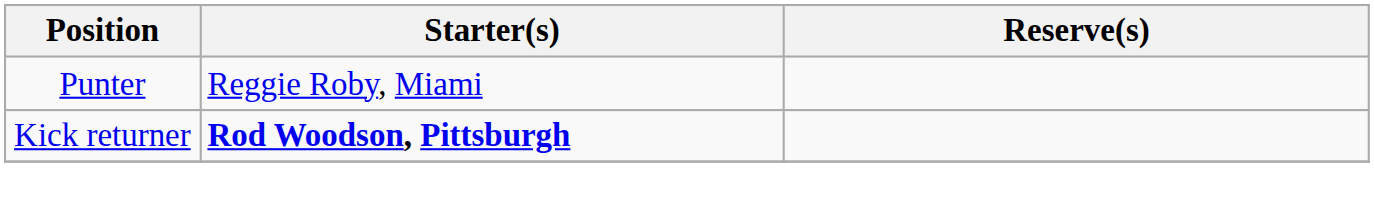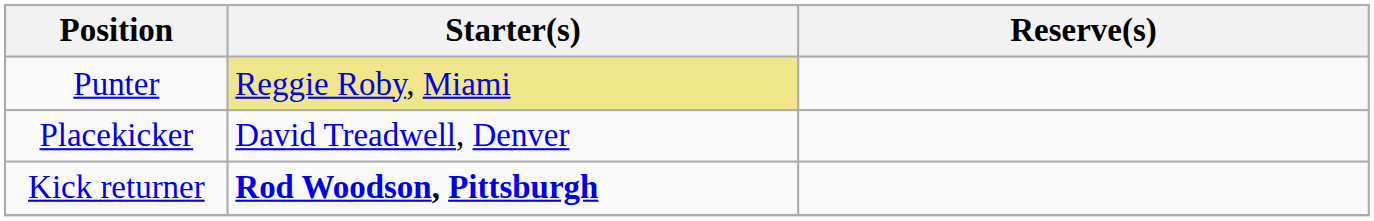(345, 82) no background -> (373, 82) khaki background
+ row: (116, 135)
